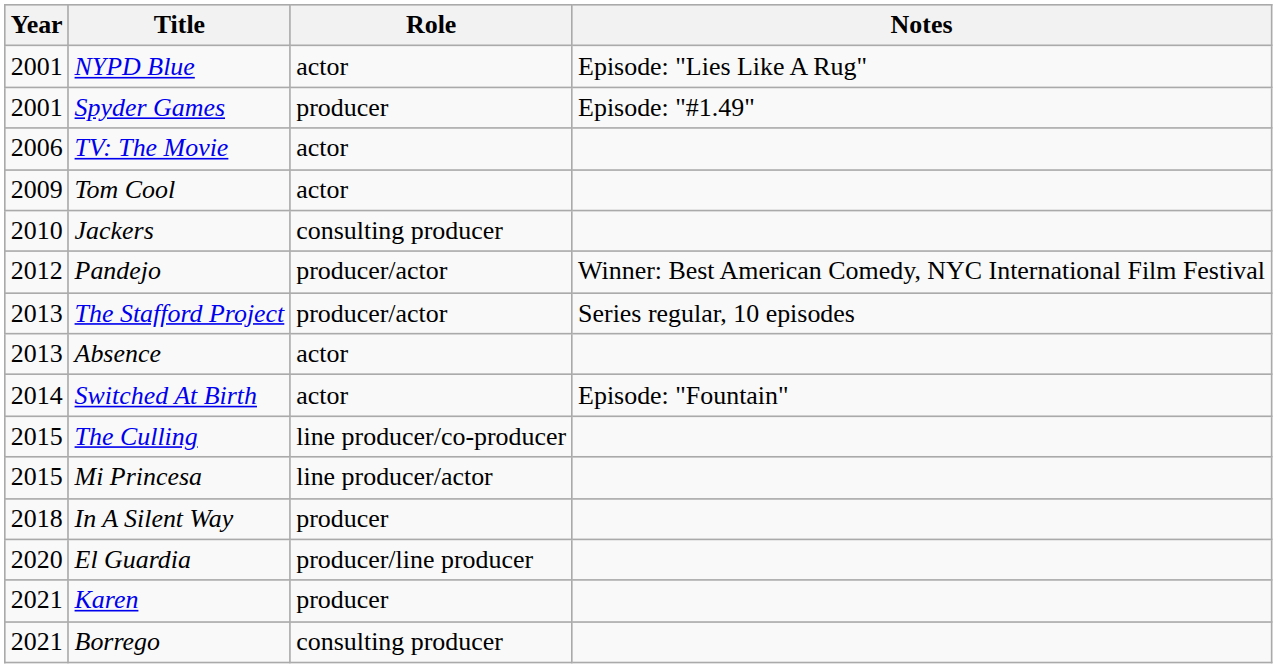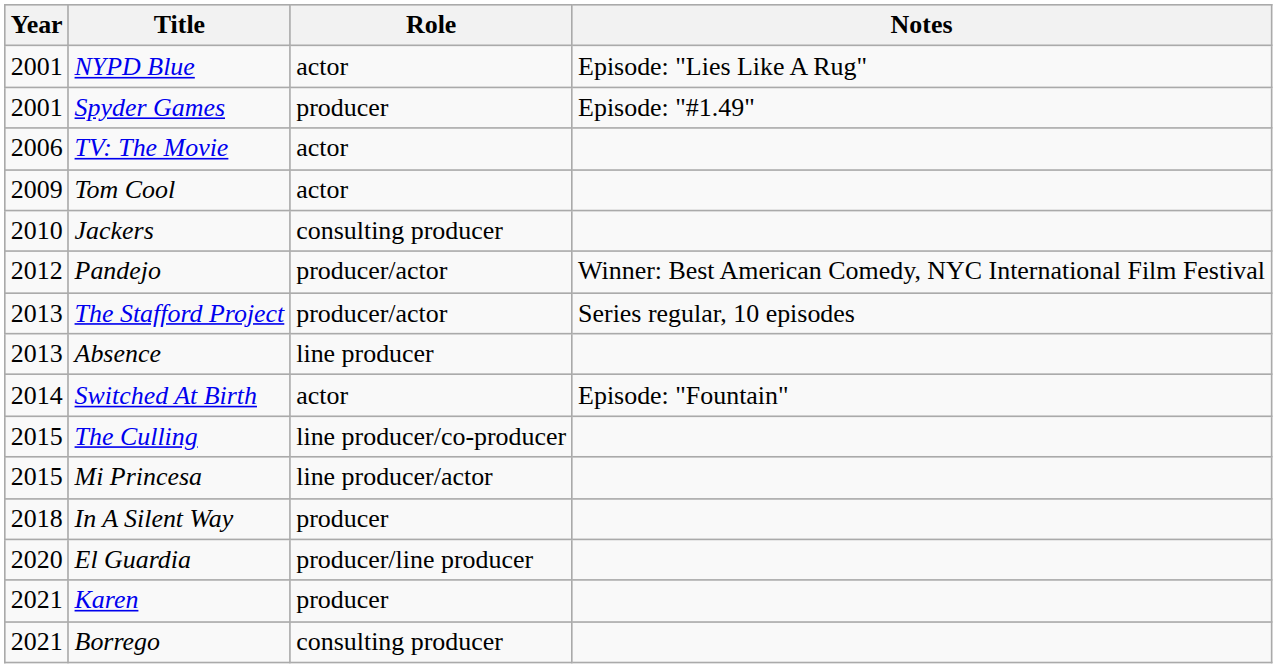(322, 353) actor -> (365, 353) line producer
